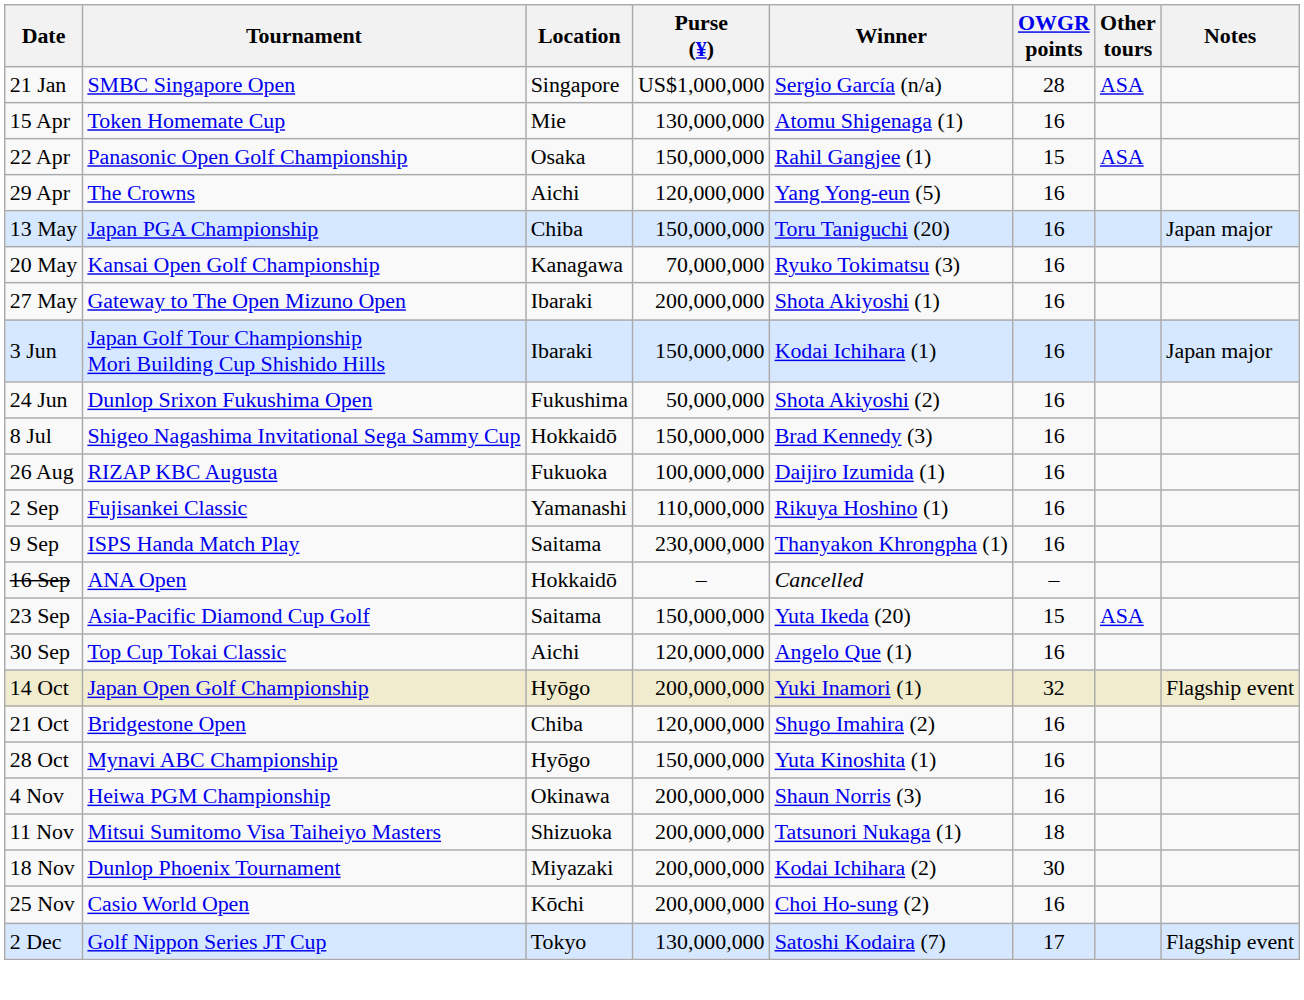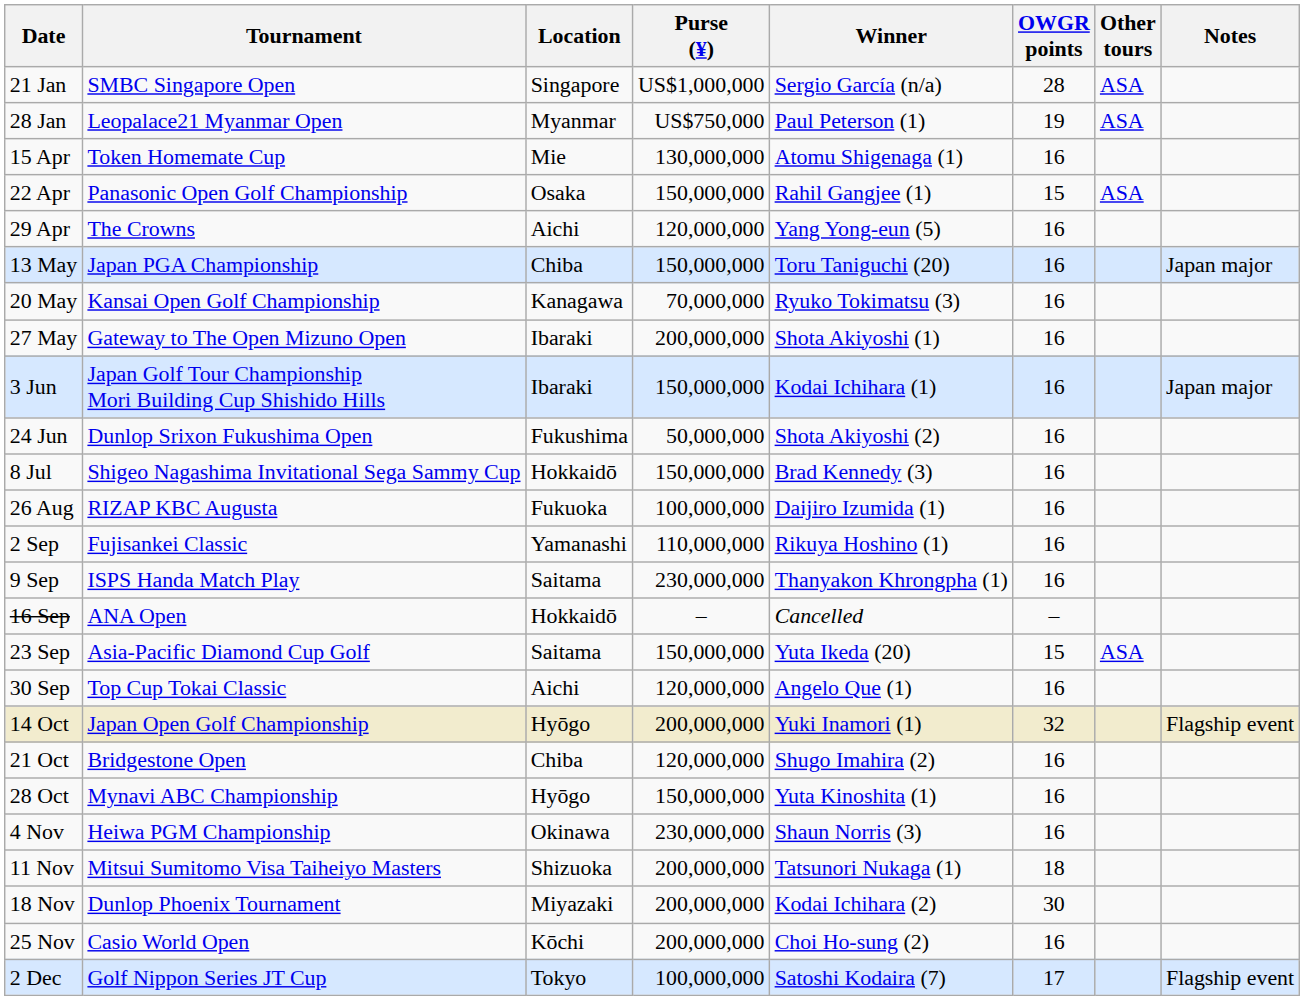+ row: (38, 120)
(710, 796) 200,000,000 -> (710, 832) 230,000,000
(710, 940) 130,000,000 -> (710, 976) 100,000,000
